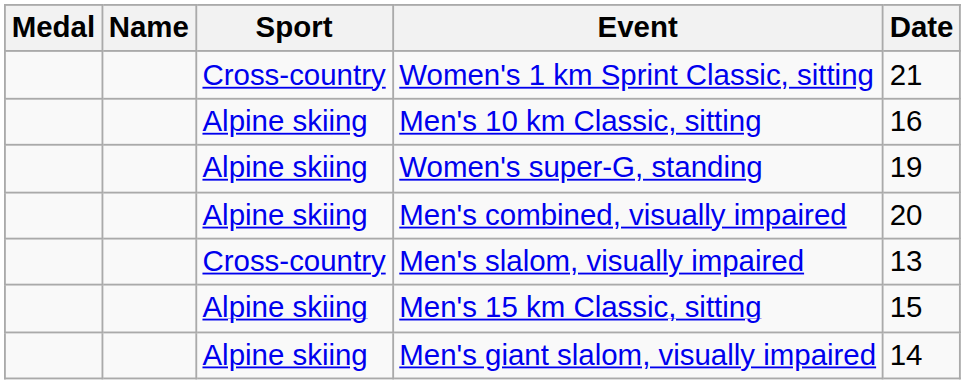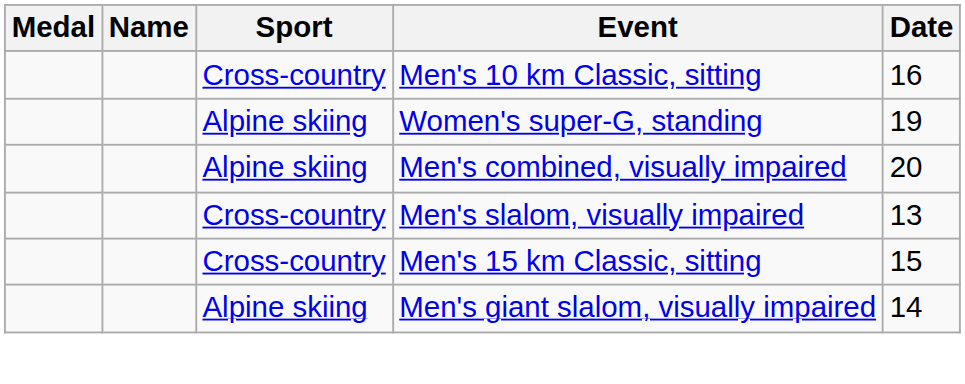- row: (637, 74)
(285, 121) Alpine skiing -> (294, 74) Cross-country
(285, 307) Alpine skiing -> (294, 261) Cross-country
